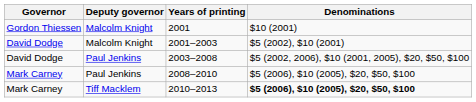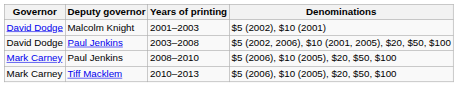- row: (179, 27)
(332, 89) bold -> (314, 74) normal
